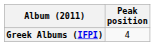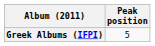(127, 35) 4 -> (127, 35) 5
